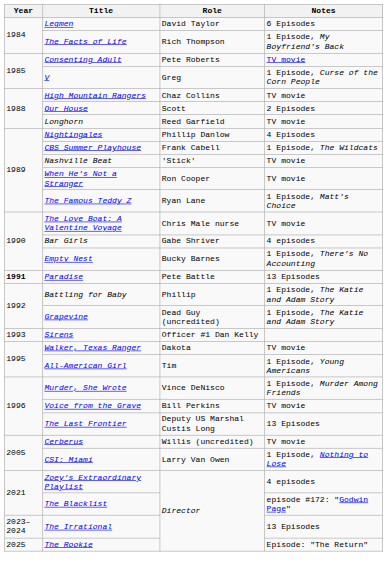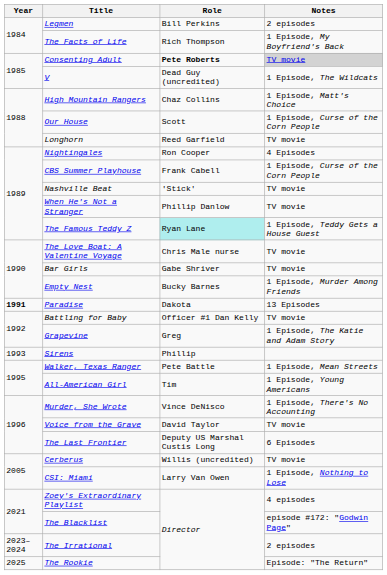(191, 24) David Taylor -> (191, 24) Bill Perkins
(291, 24) 6 Episodes -> (291, 24) 2 episodes
(191, 60) normal -> (191, 60) bold
(286, 60) no background -> (286, 60) lightgrey background
(171, 77) Greg -> (191, 77) Dead Guy (uncredited)
(322, 77) 1 Episode, Curse of the Corn People -> (322, 77) 1 Episode, The Wildcats
(286, 95) TV movie -> (308, 100) 1 Episode, Matt's Choice
(291, 108) 2 Episodes -> (322, 122) 1 Episode, Curse of the Corn People
(196, 135) Phillip Danlow -> (186, 153) Ron Cooper
(322, 148) 1 Episode, The Wildcats -> (322, 171) 1 Episode, Curse of the Corn People
(186, 179) Ron Cooper -> (196, 207) Phillip Danlow
(183, 201) no background -> (183, 229) paleturquoise background
(308, 201) 1 Episode, Matt's Choice -> (322, 229) 1 Episode, Teddy Gets a House Guest
(291, 241) 4 episodes -> (286, 269) TV movie
(317, 259) 1 Episode, There's No Accounting -> (322, 287) 1 Episode, Murder Among Friends
(188, 277) Pete Battle -> (176, 305) Dakota
(179, 295) Phillip -> (210, 318) Officer #1 Dan Kelly
(315, 295) 1 Episode, The Katie and Adam Story -> (286, 318) TV movie
(191, 317) Dead Guy (uncredited) -> (171, 336) Greg
(210, 335) Officer #1 Dan Kelly -> (179, 353) Phillip
(176, 348) Dakota -> (188, 367) Pete Battle
(286, 348) TV movie -> (322, 367) 1 Episode, Mean Streets
(322, 388) 1 Episode, Murder Among Friends -> (317, 407) 1 Episode, There's No Accounting
(191, 406) Bill Perkins -> (191, 425) David Taylor
(293, 424) 13 Episodes -> (291, 442) 6 Episodes
(293, 527) 13 Episodes -> (291, 545) 2 episodes
